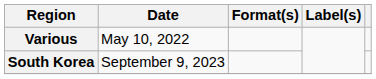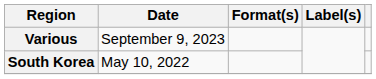(145, 39) May 10, 2022 -> (163, 39) September 9, 2023
(163, 62) September 9, 2023 -> (145, 62) May 10, 2022
